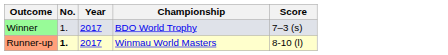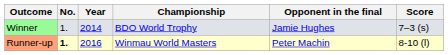+ column: (333, 12)
(91, 27) 2017 -> (91, 27) 2014
(91, 43) 2017 -> (91, 43) 2016
